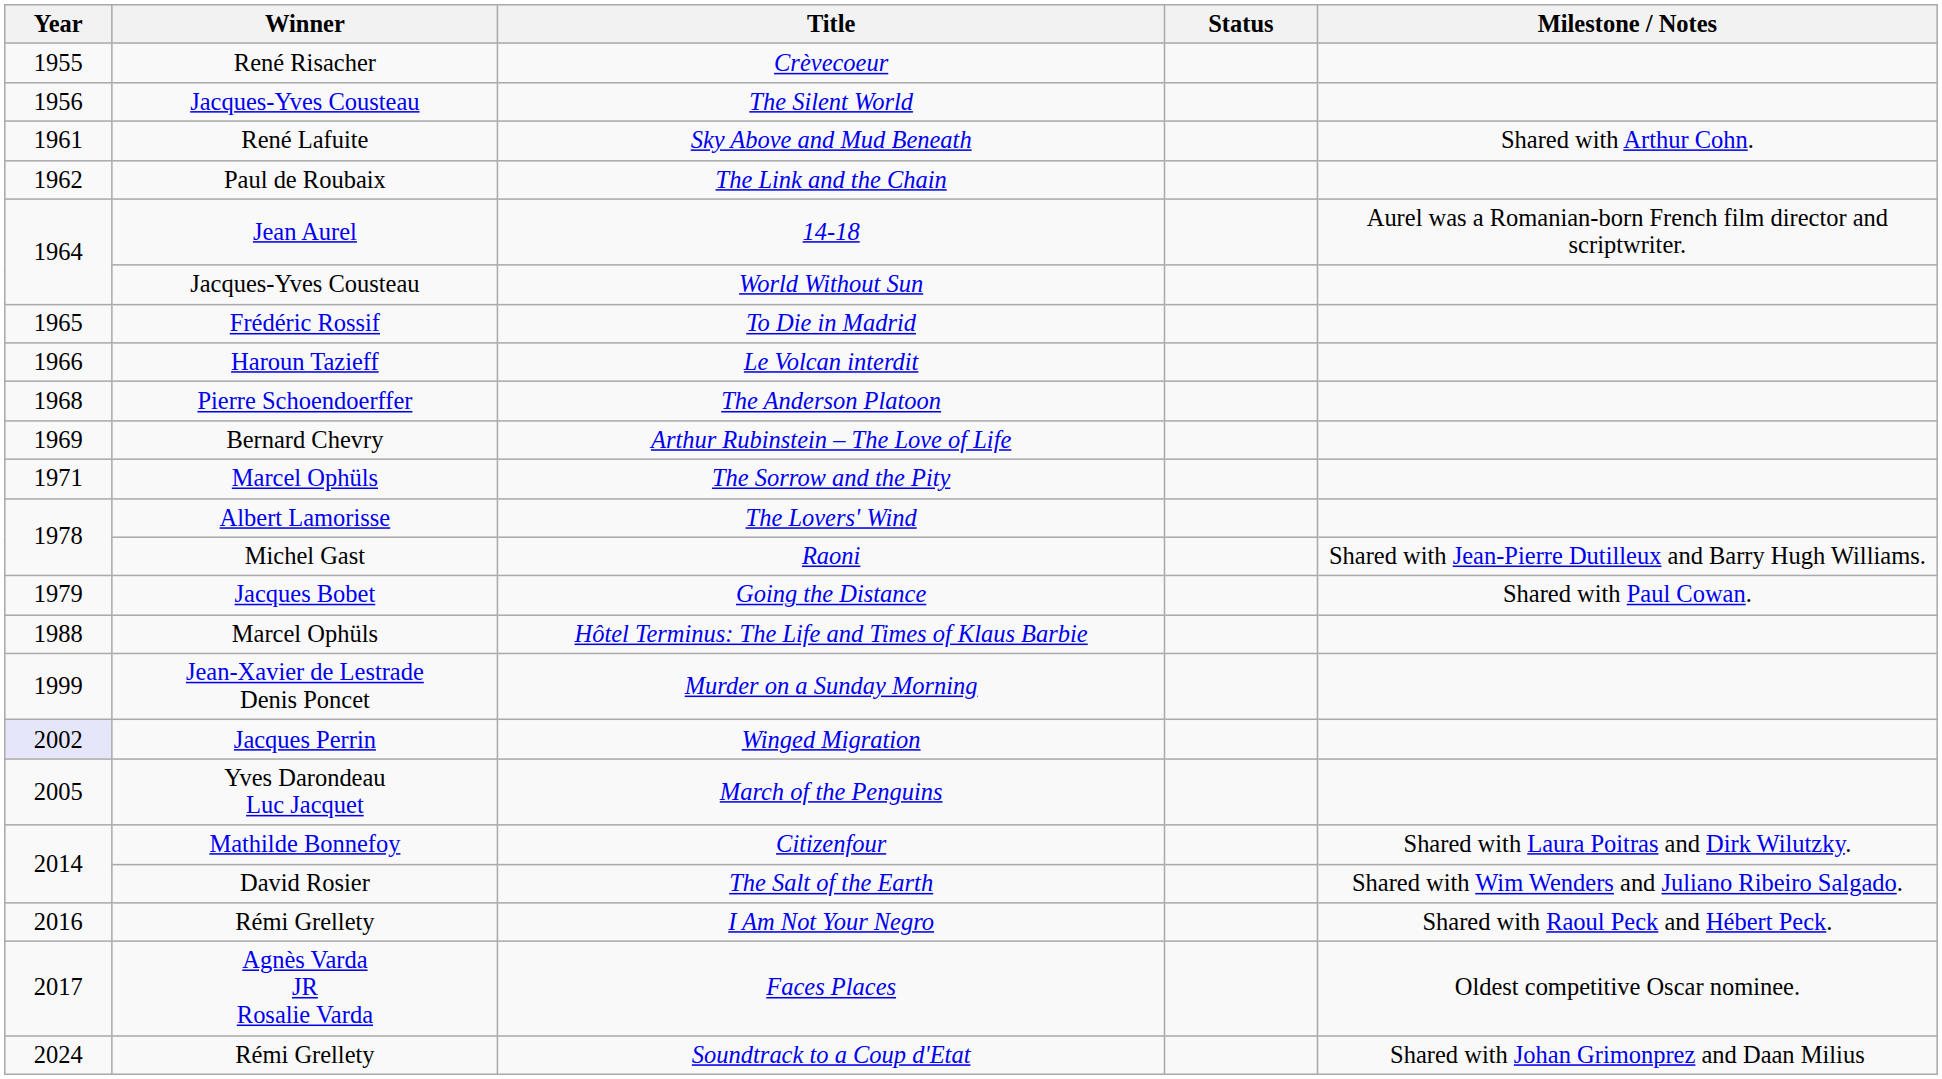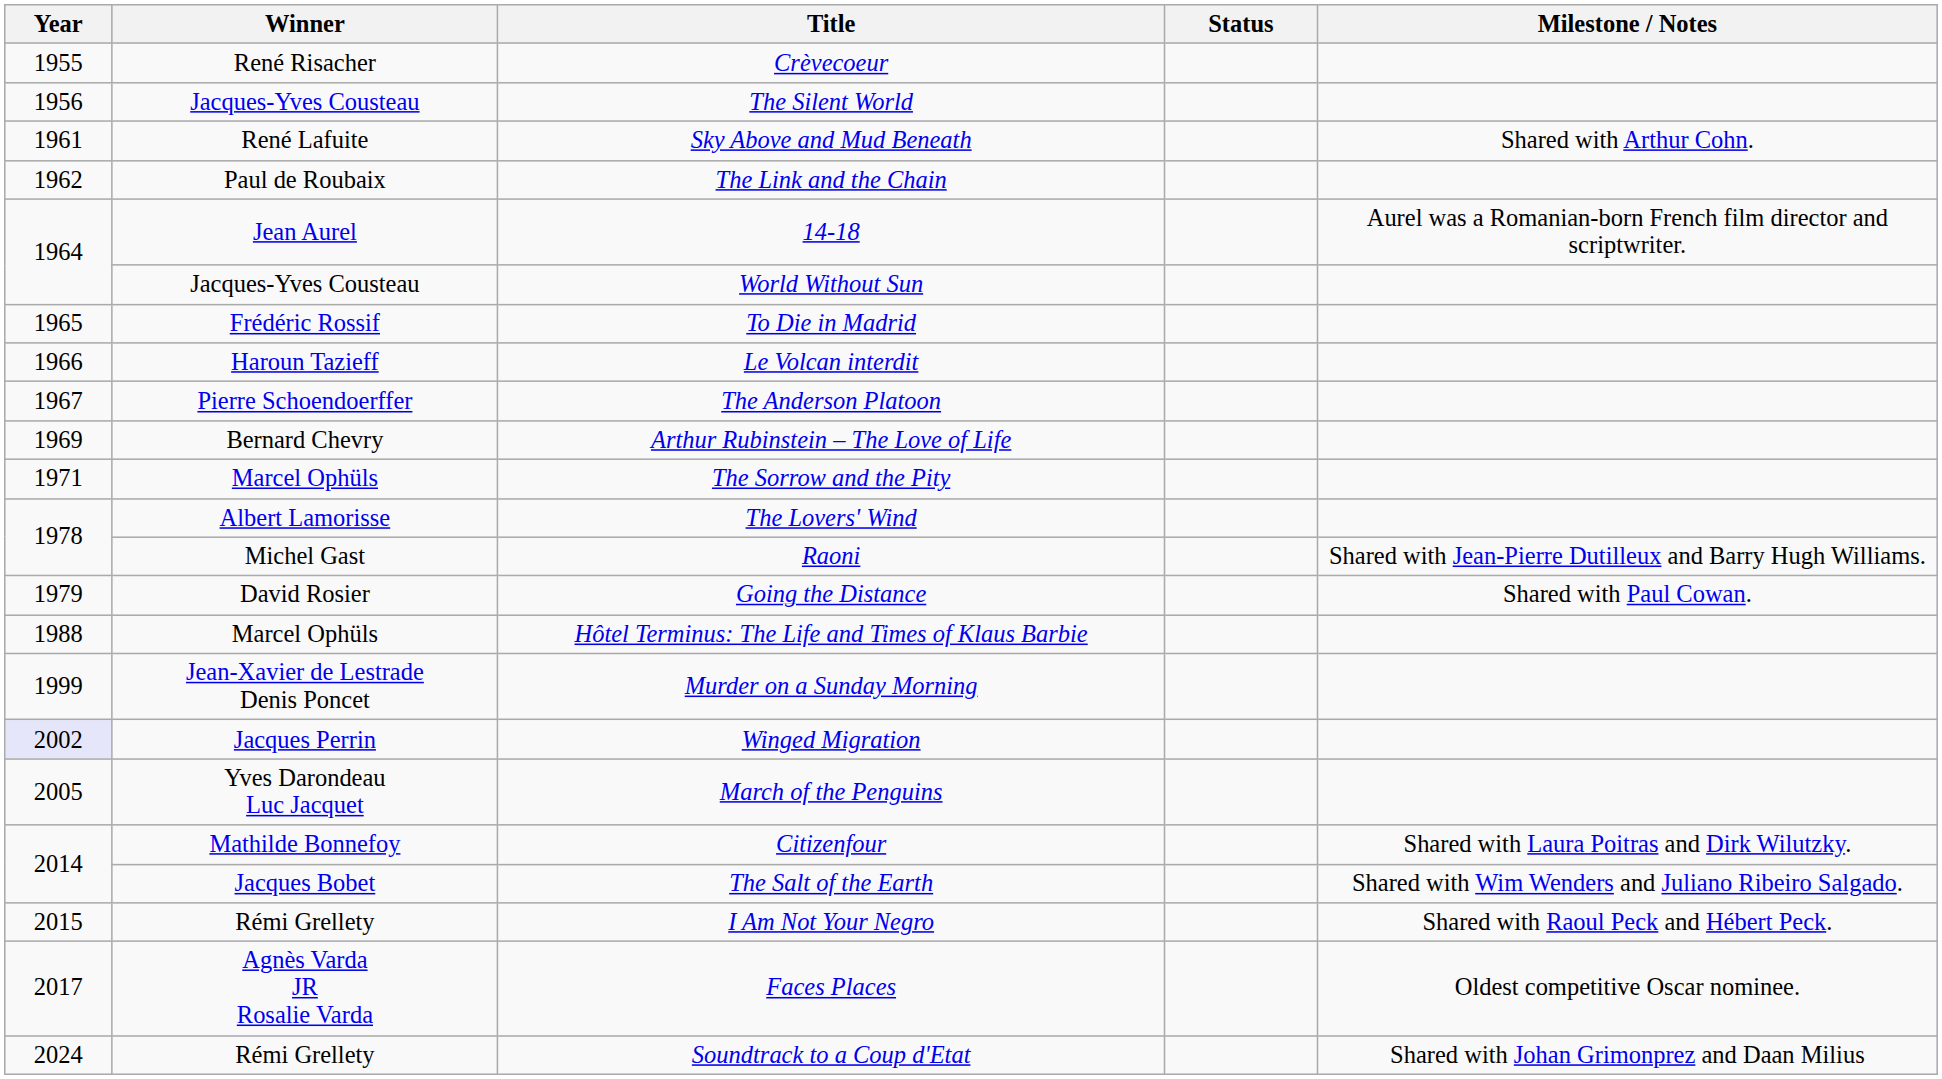(58, 400) 1968 -> (58, 400) 1967
(305, 594) Jacques Bobet -> (305, 594) David Rosier
(305, 883) David Rosier -> (305, 883) Jacques Bobet
(58, 921) 2016 -> (58, 921) 2015
